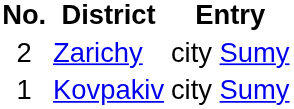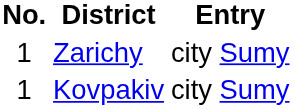(24, 52) 2 -> (24, 52) 1
